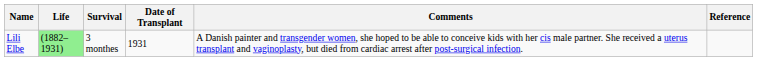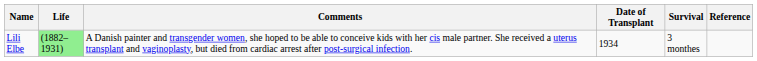columns swapped: (451, 17) <-> (105, 17)
(137, 43) 1931 -> (608, 43) 1934
